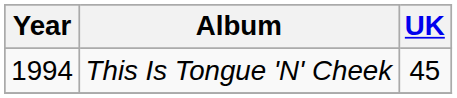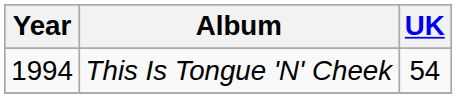(425, 70) 45 -> (425, 70) 54
